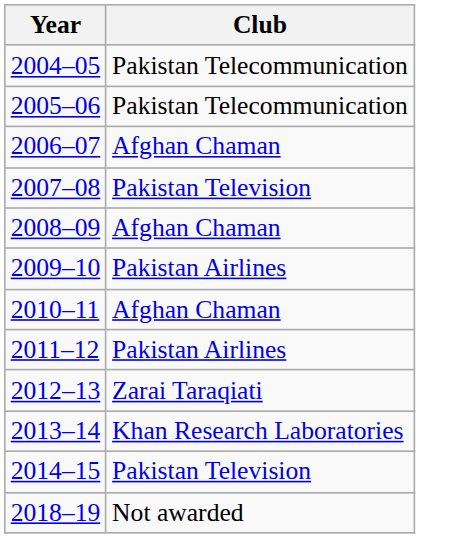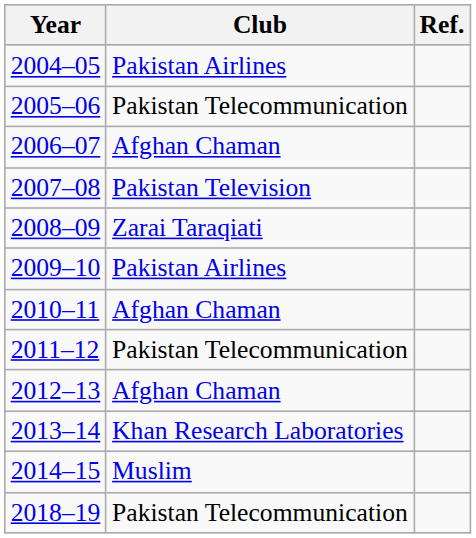+ column: (442, 24)
(260, 65) Pakistan Telecommunication -> (199, 65) Pakistan Airlines
(196, 227) Afghan Chaman -> (187, 227) Zarai Taraqiati
(199, 349) Pakistan Airlines -> (260, 349) Pakistan Telecommunication
(187, 390) Zarai Taraqiati -> (196, 390) Afghan Chaman
(212, 471) Pakistan Television -> (152, 471) Muslim
(178, 512) Not awarded -> (260, 512) Pakistan Telecommunication
